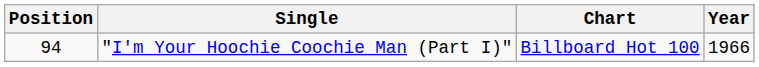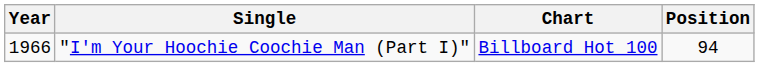columns swapped: (729, 19) <-> (51, 19)
